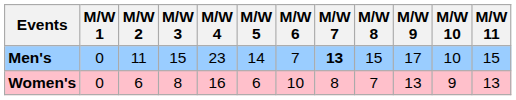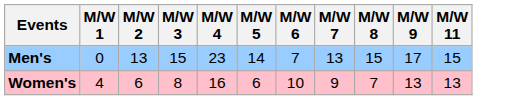- column: (452, 25)
(139, 58) 11 -> (139, 58) 13
(335, 58) bold -> (335, 58) normal
(99, 82) 0 -> (99, 82) 4
(335, 82) 8 -> (335, 82) 9
